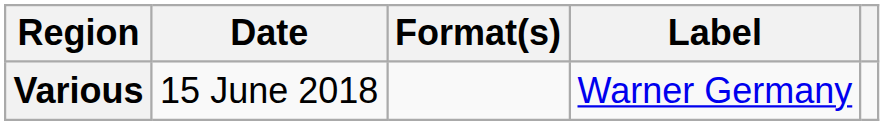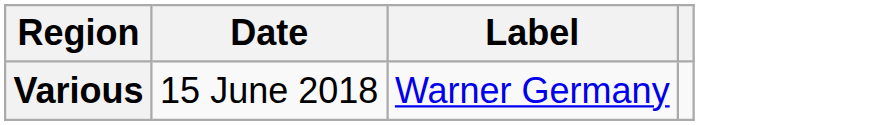- column: (478, 33)
